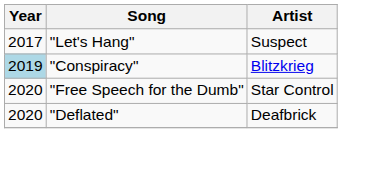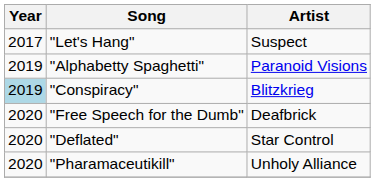+ row: (127, 66)
(292, 90) Star Control -> (284, 115) Deafbrick
(284, 115) Deafbrick -> (292, 139) Star Control
+ row: (112, 164)
